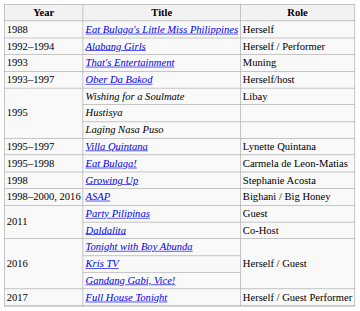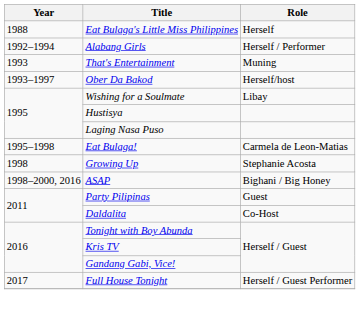- row: (117, 146)
